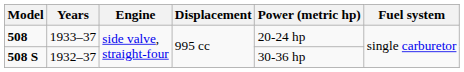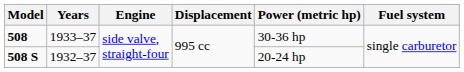(281, 36) 20-24 hp -> (281, 36) 30-36 hp
(281, 57) 30-36 hp -> (281, 57) 20-24 hp
